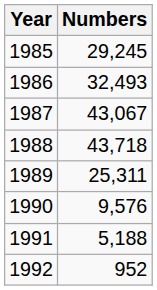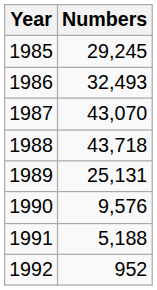(117, 113) 43,067 -> (117, 113) 43,070
(118, 176) 25,311 -> (117, 176) 25,131
